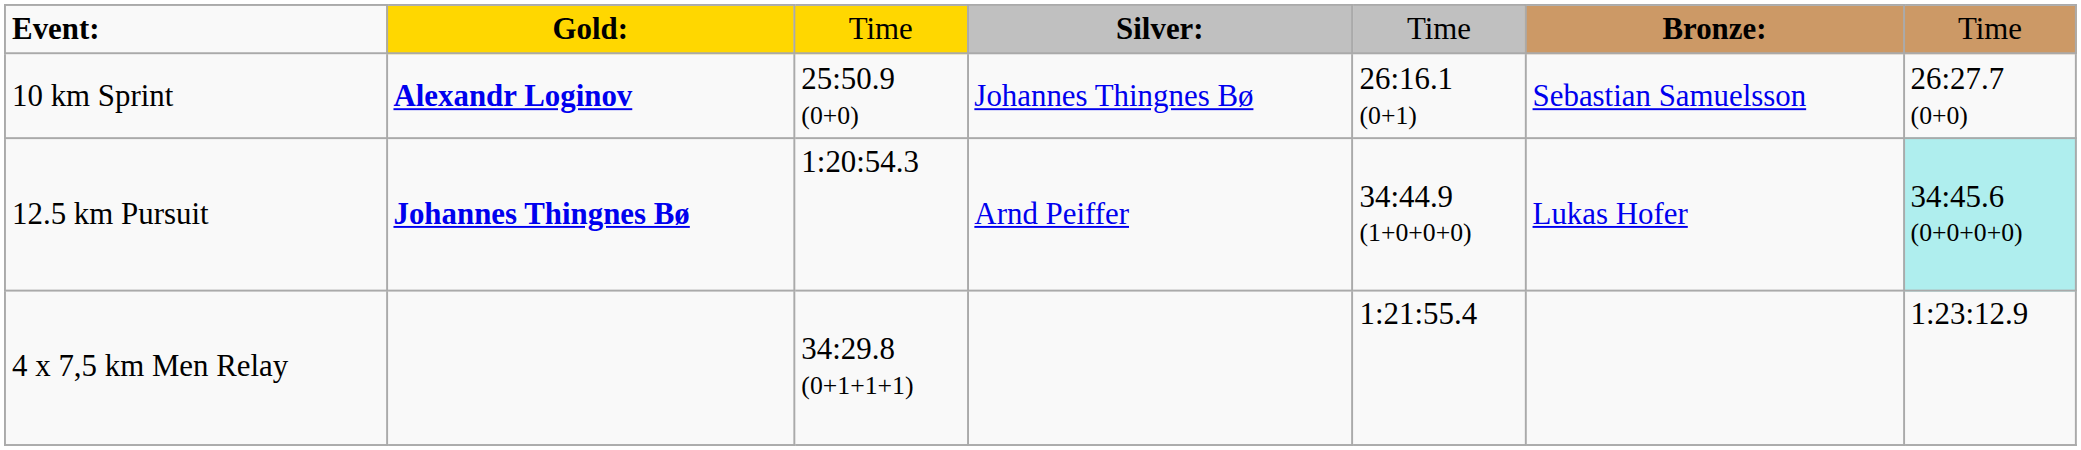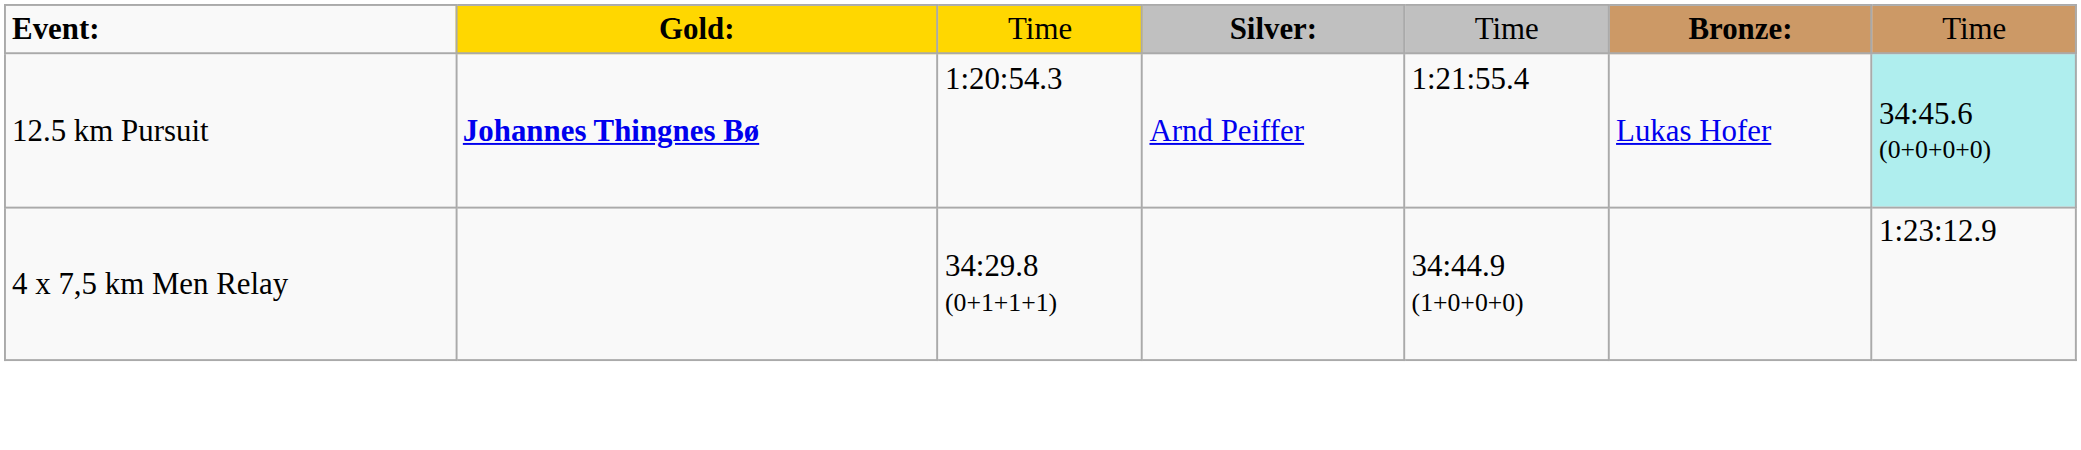- row: (93, 95)
(1416, 213) 34:44.9 (1+0+0+0) -> (1470, 77) 1:21:55.4
(1418, 314) 1:21:55.4 -> (1468, 283) 34:44.9 (1+0+0+0)
